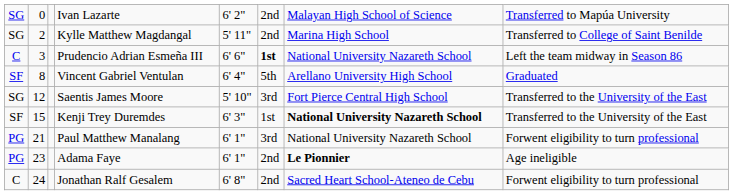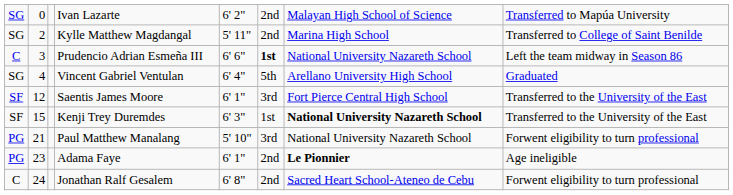(16, 76) SF -> (16, 76) SG
(42, 76) 8 -> (42, 76) 4
(16, 97) SG -> (16, 97) SF
(237, 97) 5' 10" -> (234, 97) 6' 1"
(234, 138) 6' 1" -> (237, 138) 5' 10"
